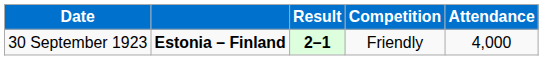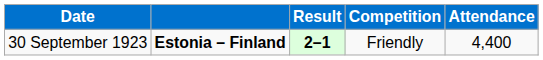(492, 42) 4,000 -> (492, 42) 4,400
